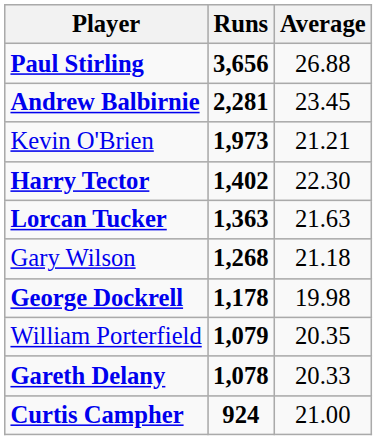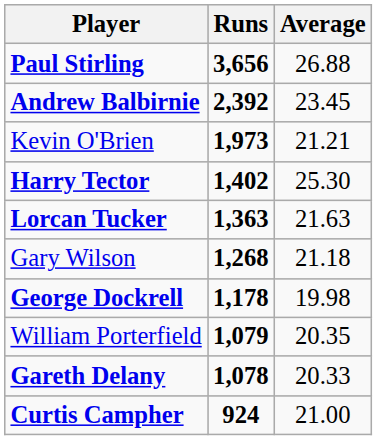(241, 102) 2,281 -> (241, 102) 2,392
(323, 180) 22.30 -> (323, 180) 25.30
